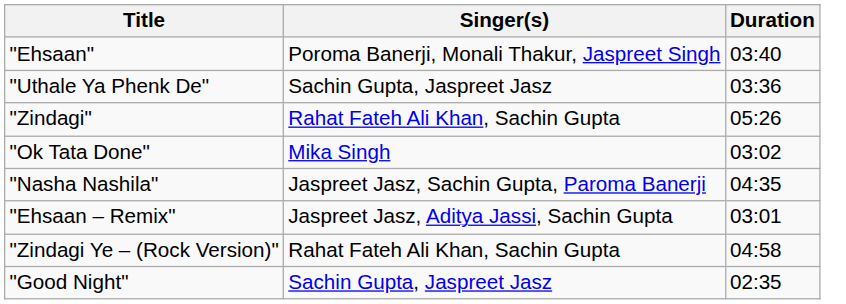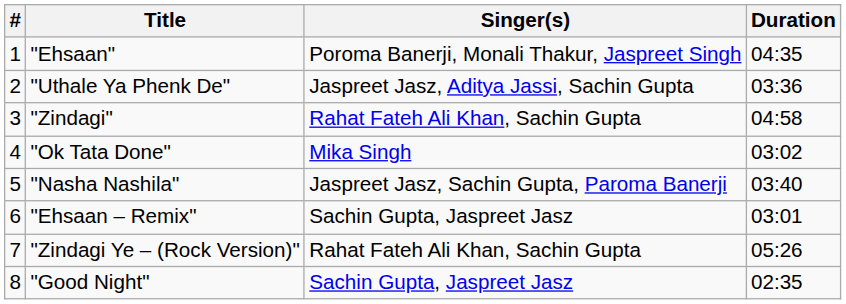+ column: (15, 20)
(756, 53) 03:40 -> (777, 53) 04:35
(420, 86) Sachin Gupta, Jaspreet Jasz -> (501, 86) Jaspreet Jasz, Aditya Jassi, Sachin Gupta
(756, 119) 05:26 -> (777, 119) 04:58
(756, 184) 04:35 -> (777, 184) 03:40
(480, 217) Jaspreet Jasz, Aditya Jassi, Sachin Gupta -> (441, 217) Sachin Gupta, Jaspreet Jasz
(756, 250) 04:58 -> (777, 250) 05:26
